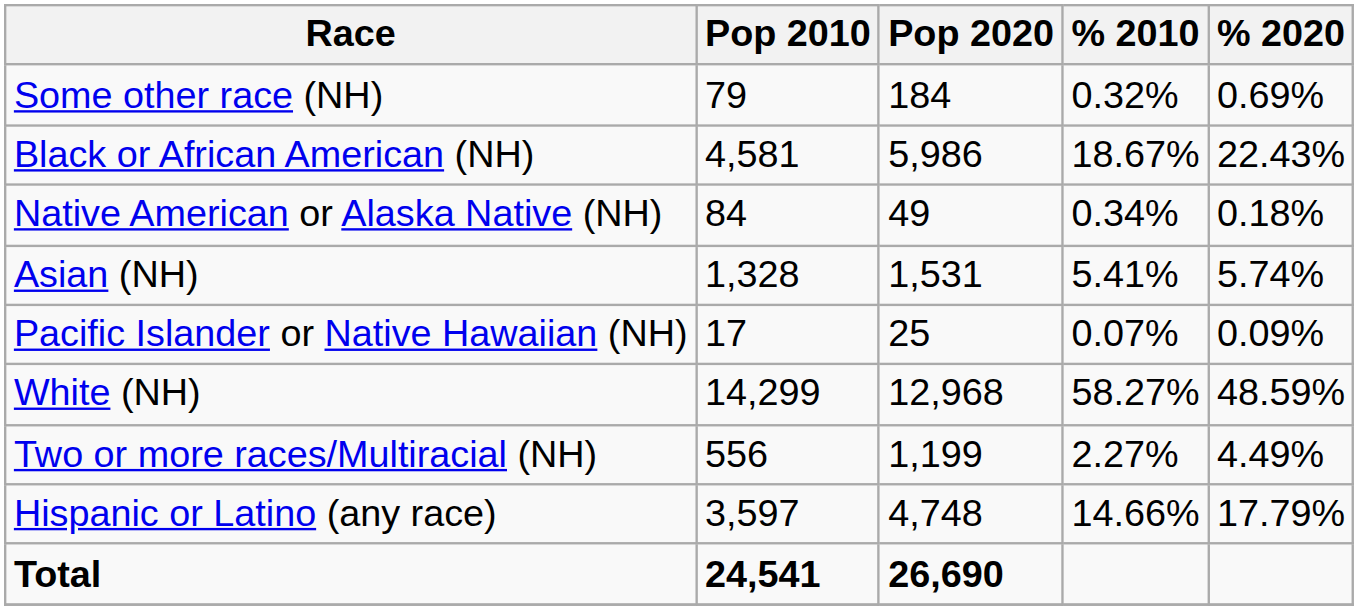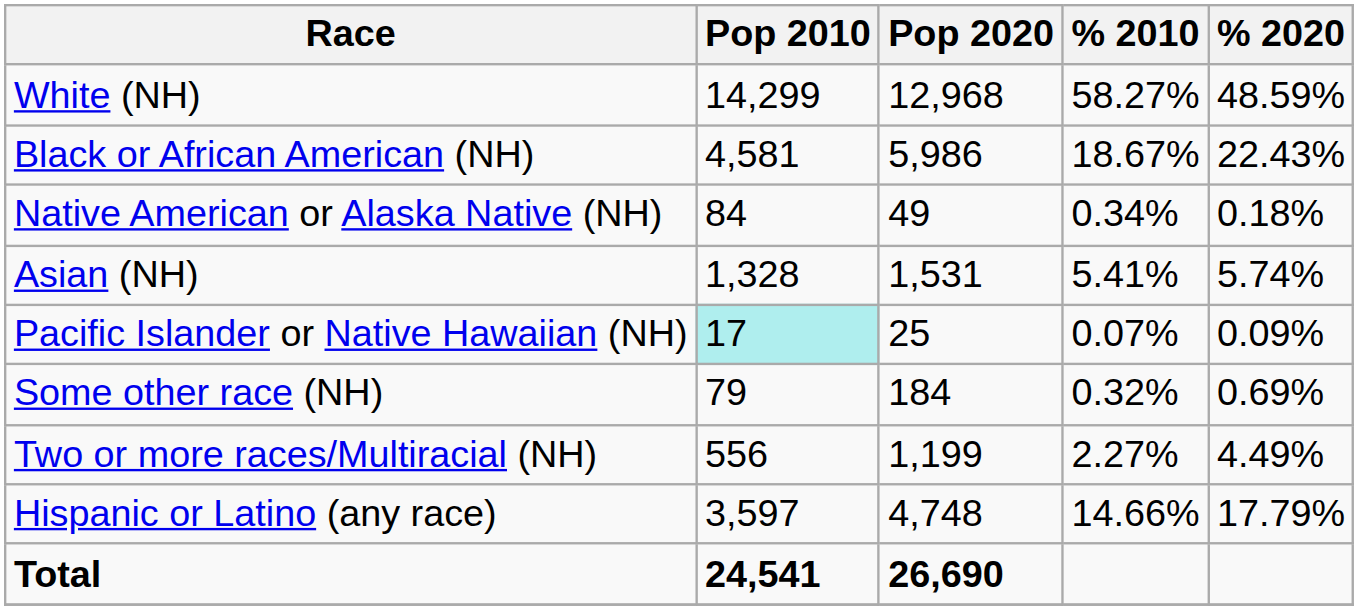rows swapped: (107, 393) <-> (199, 94)
(726, 333) no background -> (726, 333) paleturquoise background
